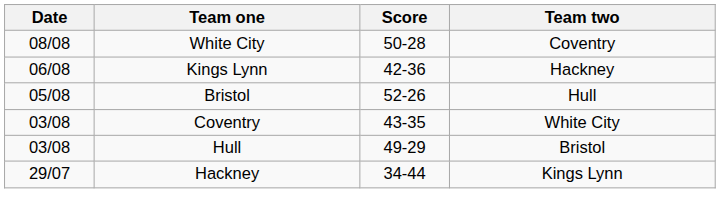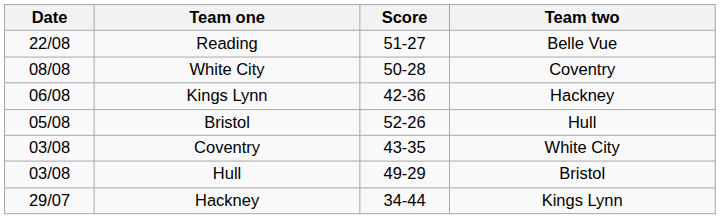+ row: (227, 43)
